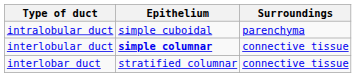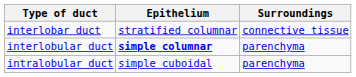rows swapped: (60, 30) <-> (54, 64)
(295, 47) connective tissue -> (274, 47) parenchyma
